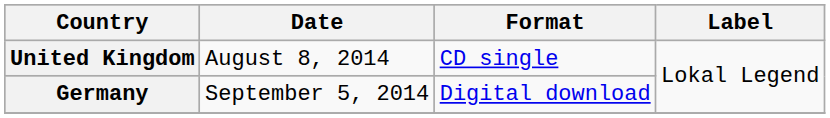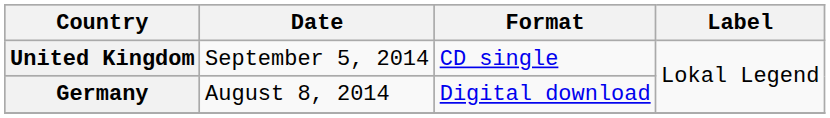(297, 59) August 8, 2014 -> (317, 59) September 5, 2014
(317, 94) September 5, 2014 -> (297, 94) August 8, 2014
